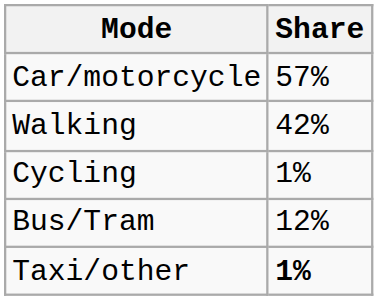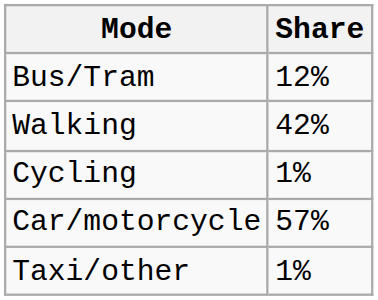rows swapped: (137, 78) <-> (83, 223)
(293, 271) bold -> (293, 271) normal
